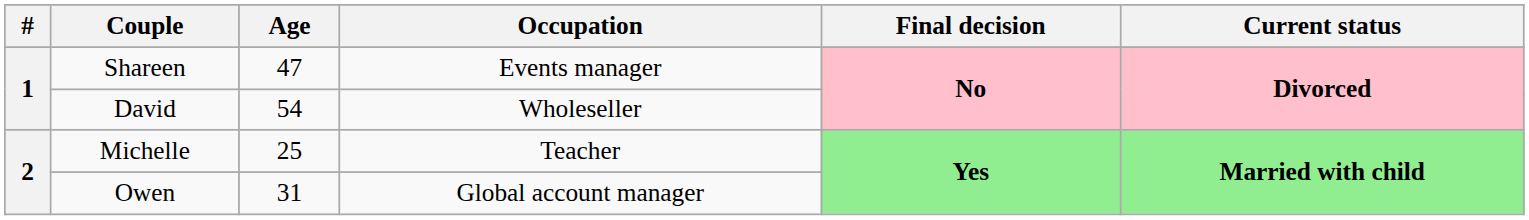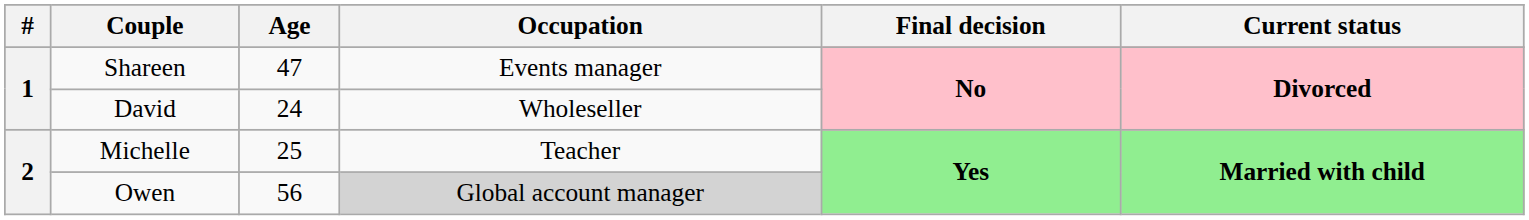(290, 109) 54 -> (290, 109) 24
(290, 192) 31 -> (290, 192) 56
(580, 192) no background -> (580, 192) lightgrey background
